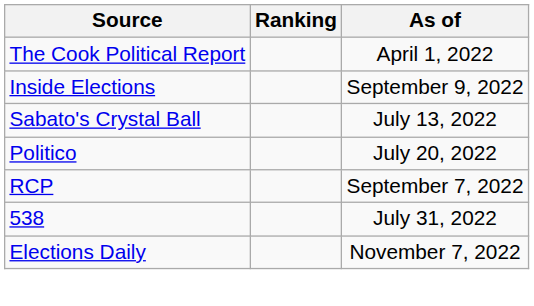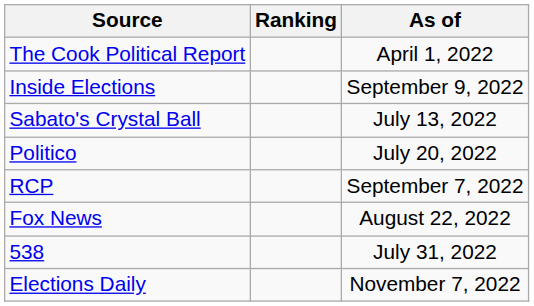+ row: (56, 218)
